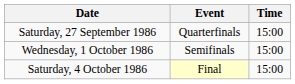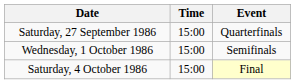columns swapped: (270, 13) <-> (210, 13)
